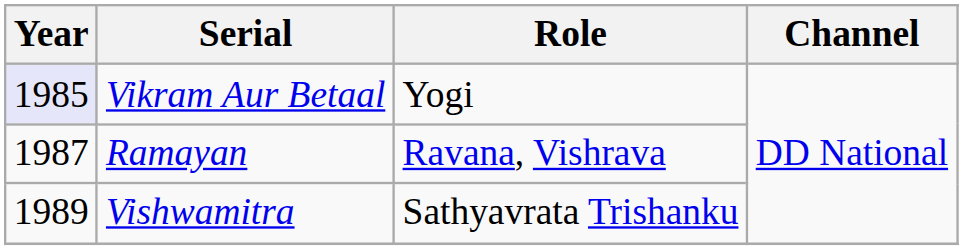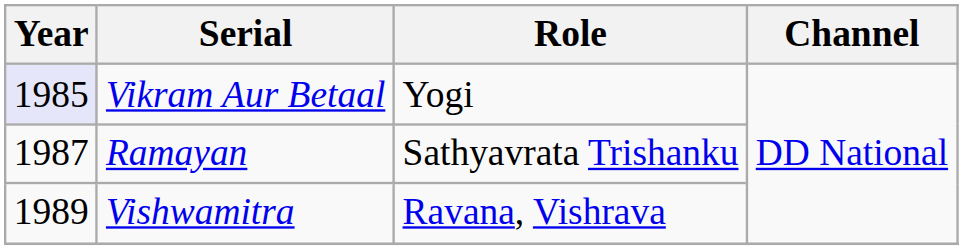(534, 152) Ravana, Vishrava -> (571, 152) Sathyavrata Trishanku
(571, 212) Sathyavrata Trishanku -> (534, 212) Ravana, Vishrava
